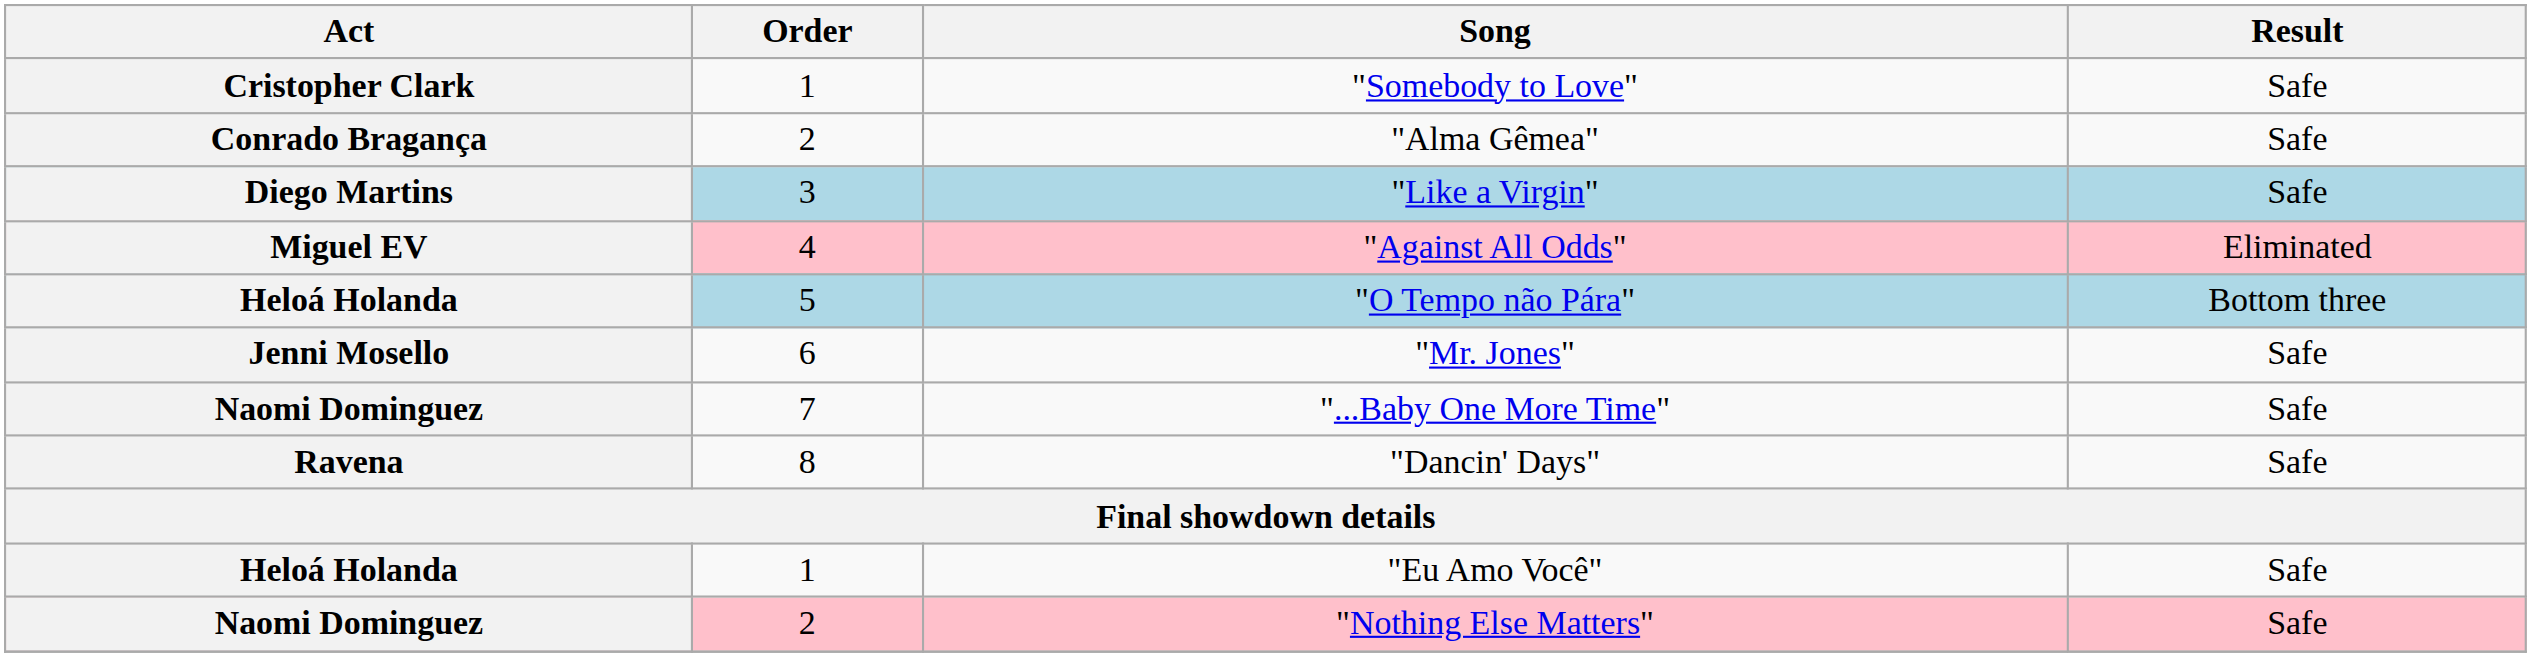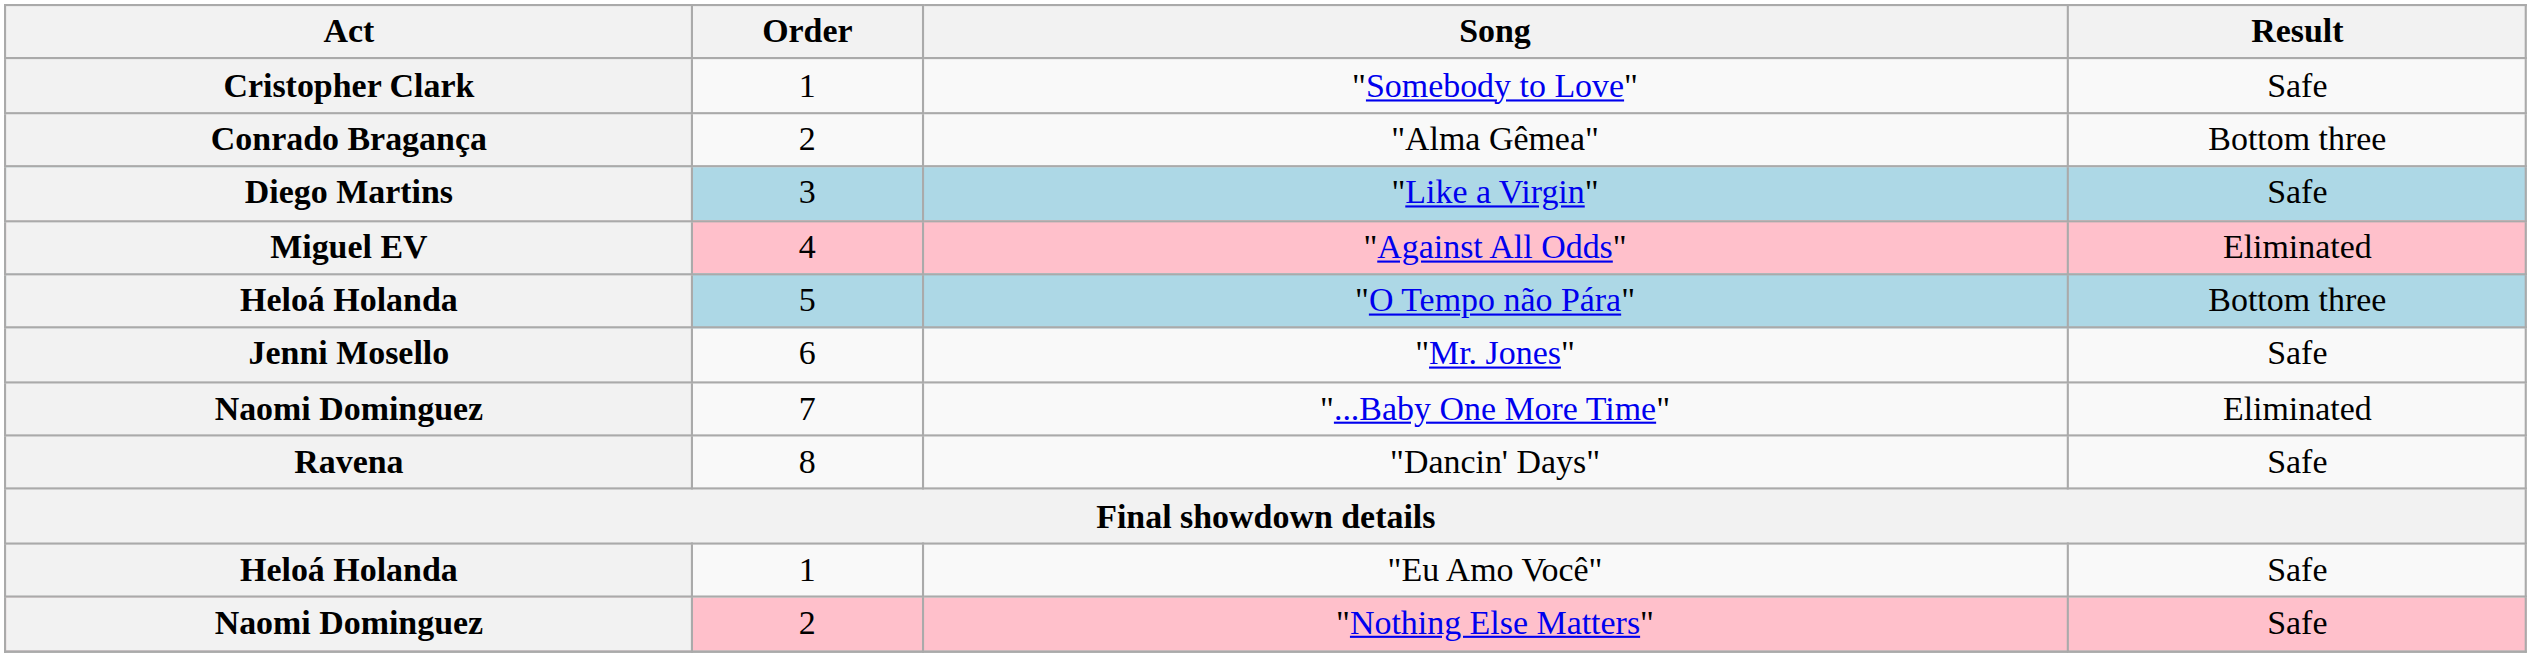(2297, 138) Safe -> (2297, 138) Bottom three
(2297, 407) Safe -> (2297, 407) Eliminated
